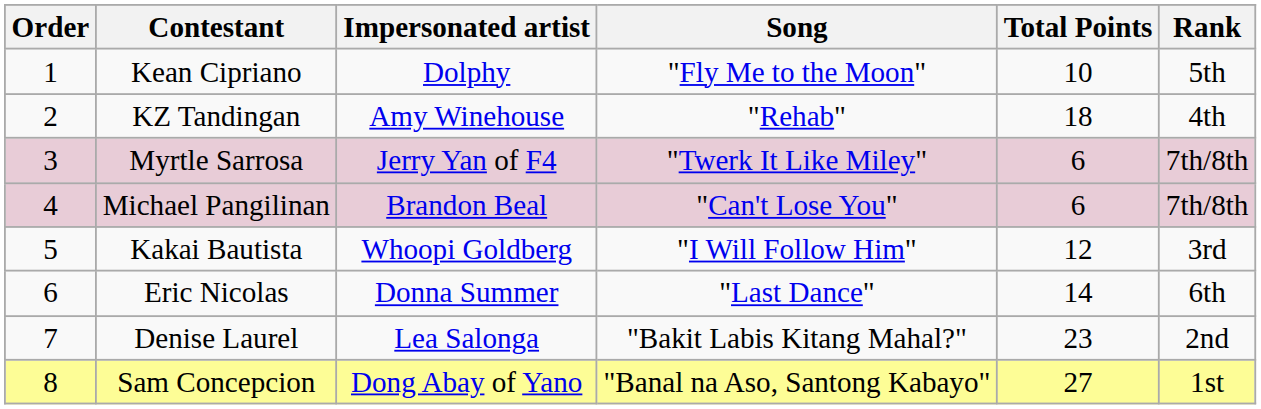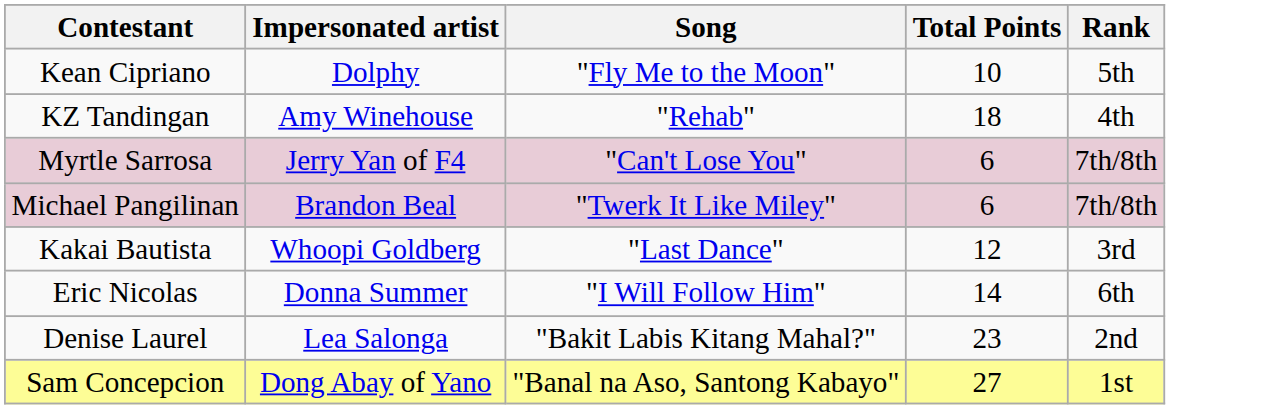- column: (50, 27)
(797, 160) "Twerk It Like Miley" -> (706, 160) "Can't Lose You"
(797, 205) "Can't Lose You" -> (706, 205) "Twerk It Like Miley"
(797, 249) "I Will Follow Him" -> (706, 249) "Last Dance"
(797, 293) "Last Dance" -> (706, 293) "I Will Follow Him"
